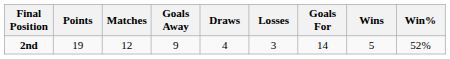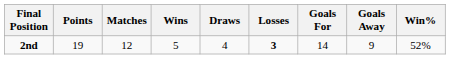columns swapped: (372, 20) <-> (176, 20)
(274, 45) normal -> (274, 45) bold
